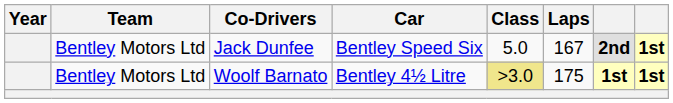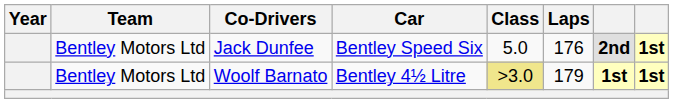(569, 48) 167 -> (569, 48) 176
(569, 76) 175 -> (569, 76) 179
